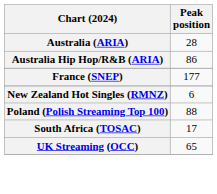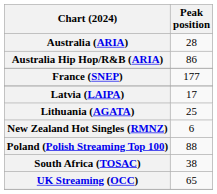+ row: (87, 94)
+ row: (87, 111)
(192, 128) 17 -> (192, 163) 38
